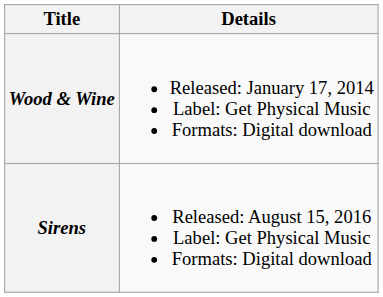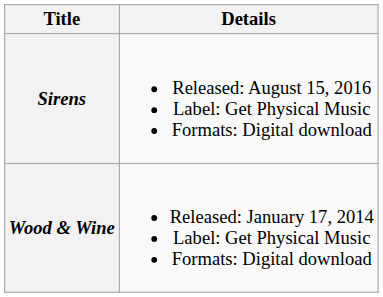rows swapped: (62, 98) <-> (62, 227)
